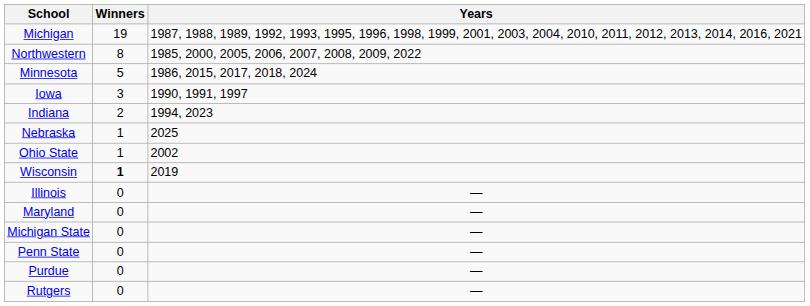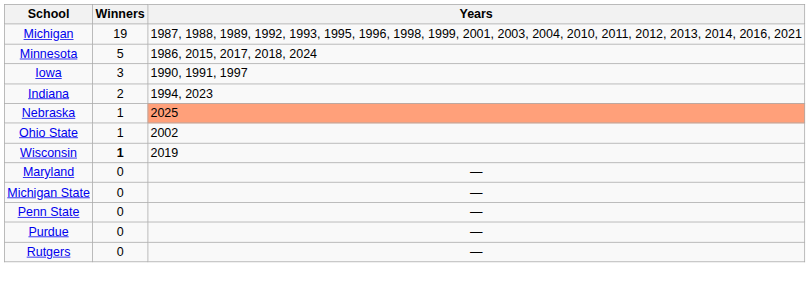- row: (49, 53)
(164, 133) no background -> (164, 113) lightsalmon background
- row: (49, 192)
